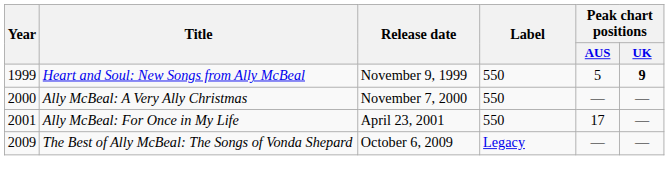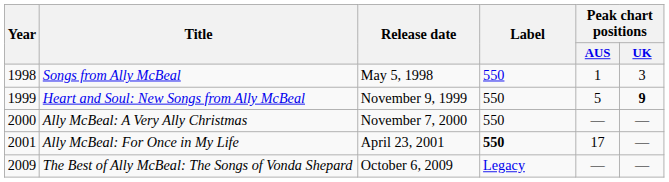+ row: (112, 75)
(494, 120) normal -> (494, 143) bold
